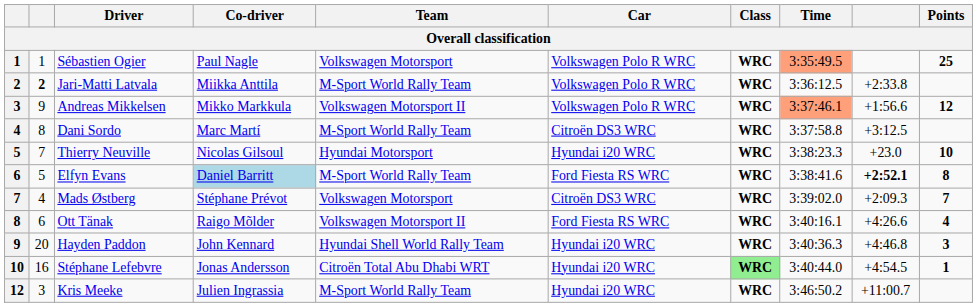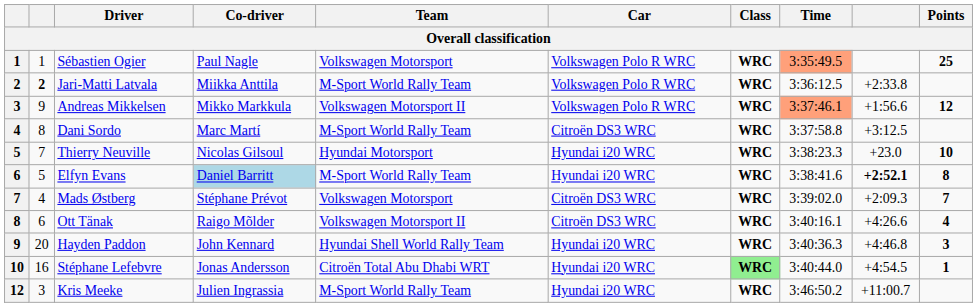(610, 175) Ford Fiesta RS WRC -> (603, 175) Hyundai i20 WRC
(610, 221) Ford Fiesta RS WRC -> (603, 221) Citroën DS3 WRC
